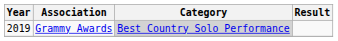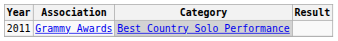(19, 29) 2019 -> (19, 29) 2011
